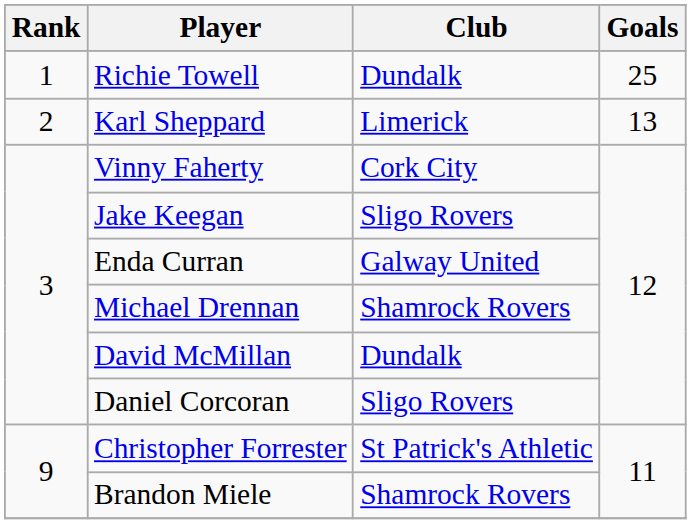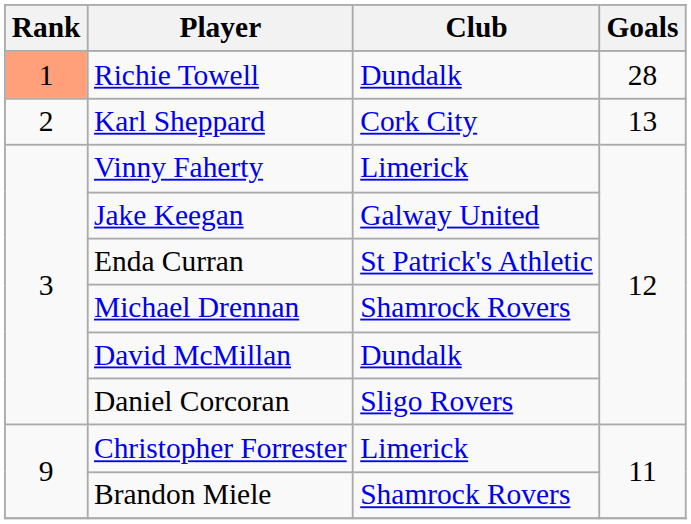(46, 74) no background -> (46, 74) lightsalmon background
(642, 74) 25 -> (642, 74) 28
(414, 121) Limerick -> (419, 121) Cork City
(419, 167) Cork City -> (414, 167) Limerick
(437, 214) Sligo Rovers -> (450, 214) Galway United
(450, 261) Galway United -> (477, 261) St Patrick's Athletic
(477, 448) St Patrick's Athletic -> (414, 448) Limerick
